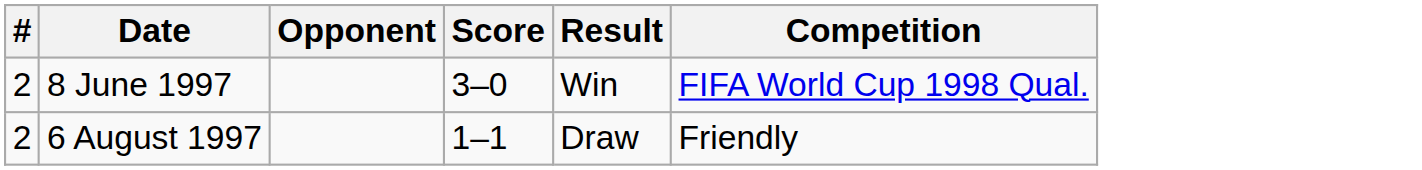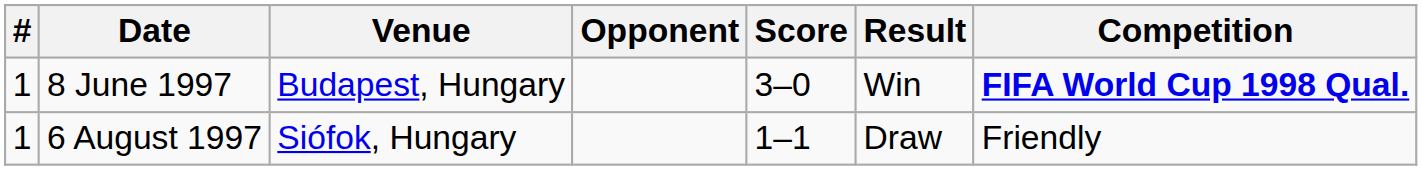+ column: (421, 31)
(22, 84) 2 -> (22, 84) 1
(884, 84) normal -> (1195, 84) bold
(22, 137) 2 -> (22, 137) 1
